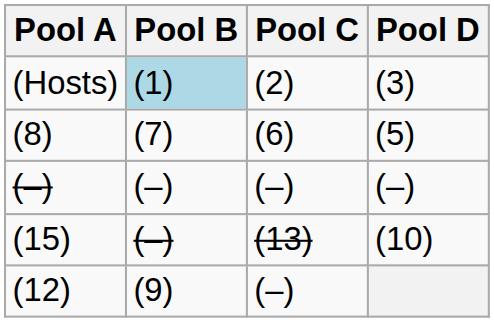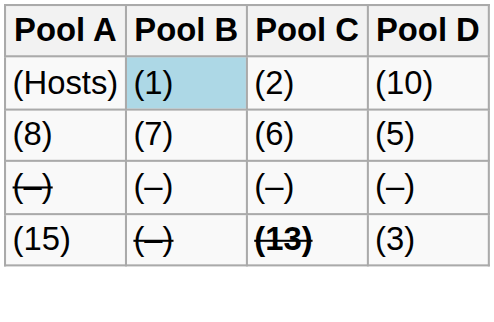(395, 82) (3) -> (404, 82) (10)
(283, 238) normal -> (283, 238) bold
(404, 238) (10) -> (395, 238) (3)
- row: (42, 290)
